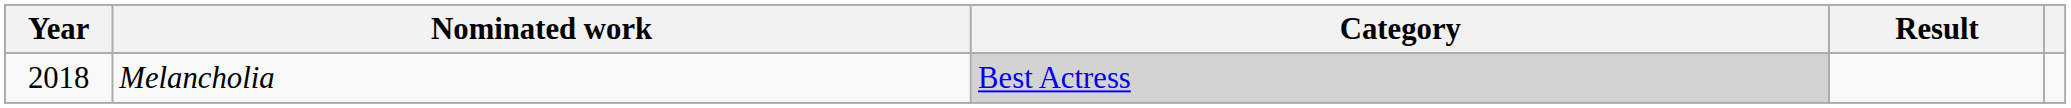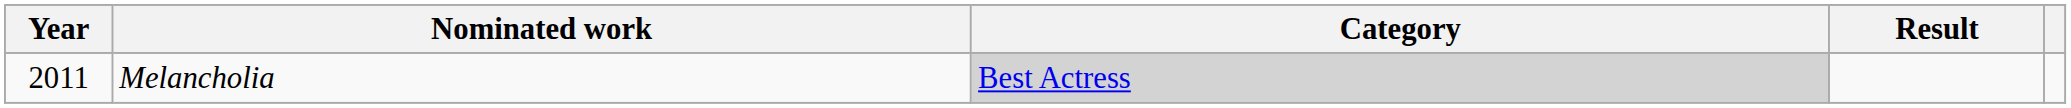(59, 77) 2018 -> (59, 77) 2011
